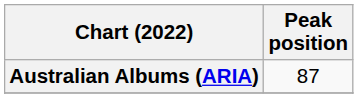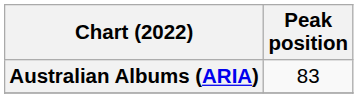(308, 76) 87 -> (308, 76) 83
